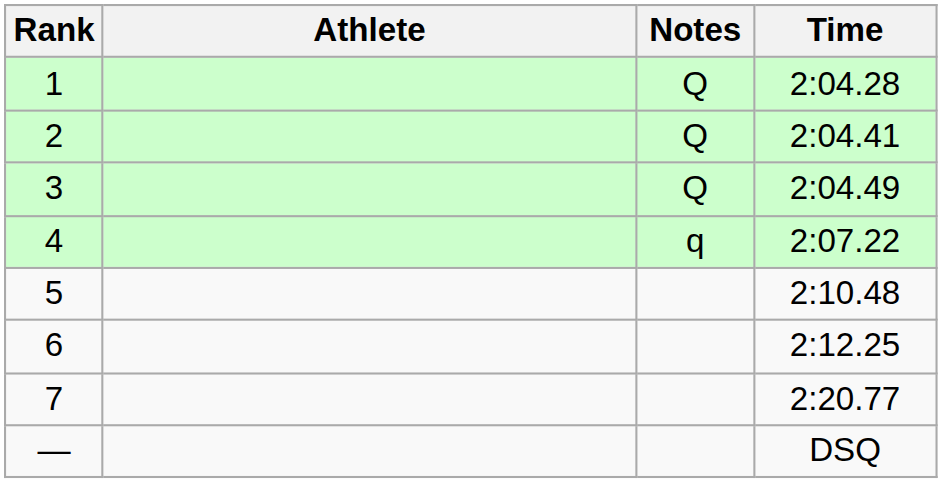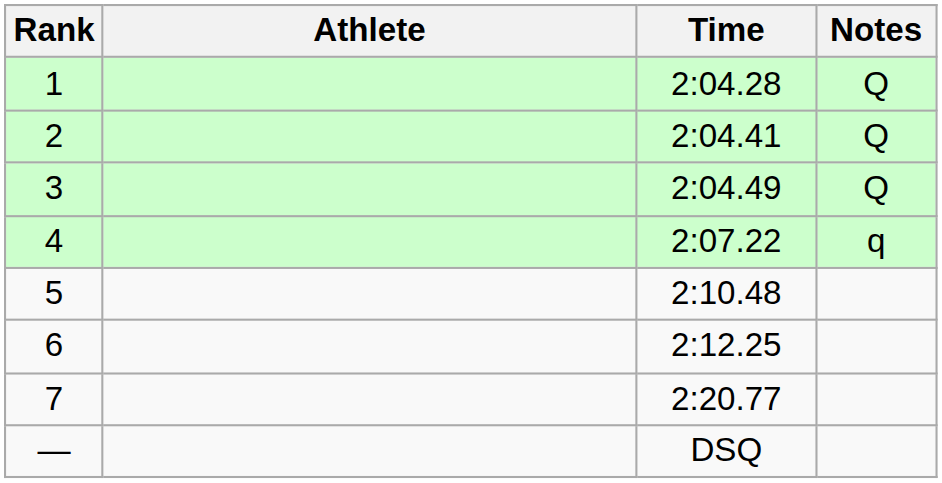columns swapped: (845, 30) <-> (695, 30)
